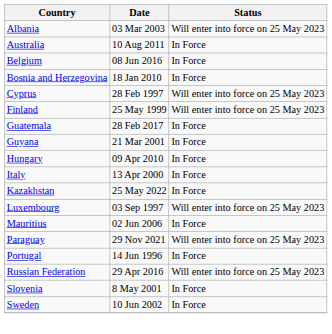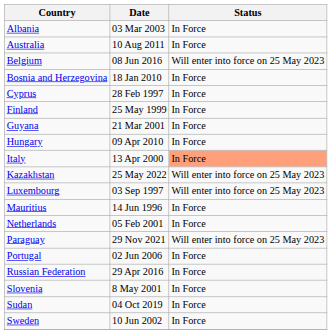(248, 28) Will enter into force on 25 May 2023 -> (189, 28) In Force
(189, 61) In Force -> (248, 61) Will enter into force on 25 May 2023
(248, 93) Will enter into force on 25 May 2023 -> (189, 93) In Force
(248, 110) Will enter into force on 25 May 2023 -> (189, 110) In Force
- row: (29, 126)
(189, 175) no background -> (189, 158) lightsalmon background
(189, 191) In Force -> (248, 175) Will enter into force on 25 May 2023
(137, 223) 02 Jun 2006 -> (137, 207) 14 Jun 1996
+ row: (31, 223)
(137, 256) 14 Jun 1996 -> (137, 256) 02 Jun 2006
(248, 272) Will enter into force on 25 May 2023 -> (189, 272) In Force
+ row: (19, 304)
